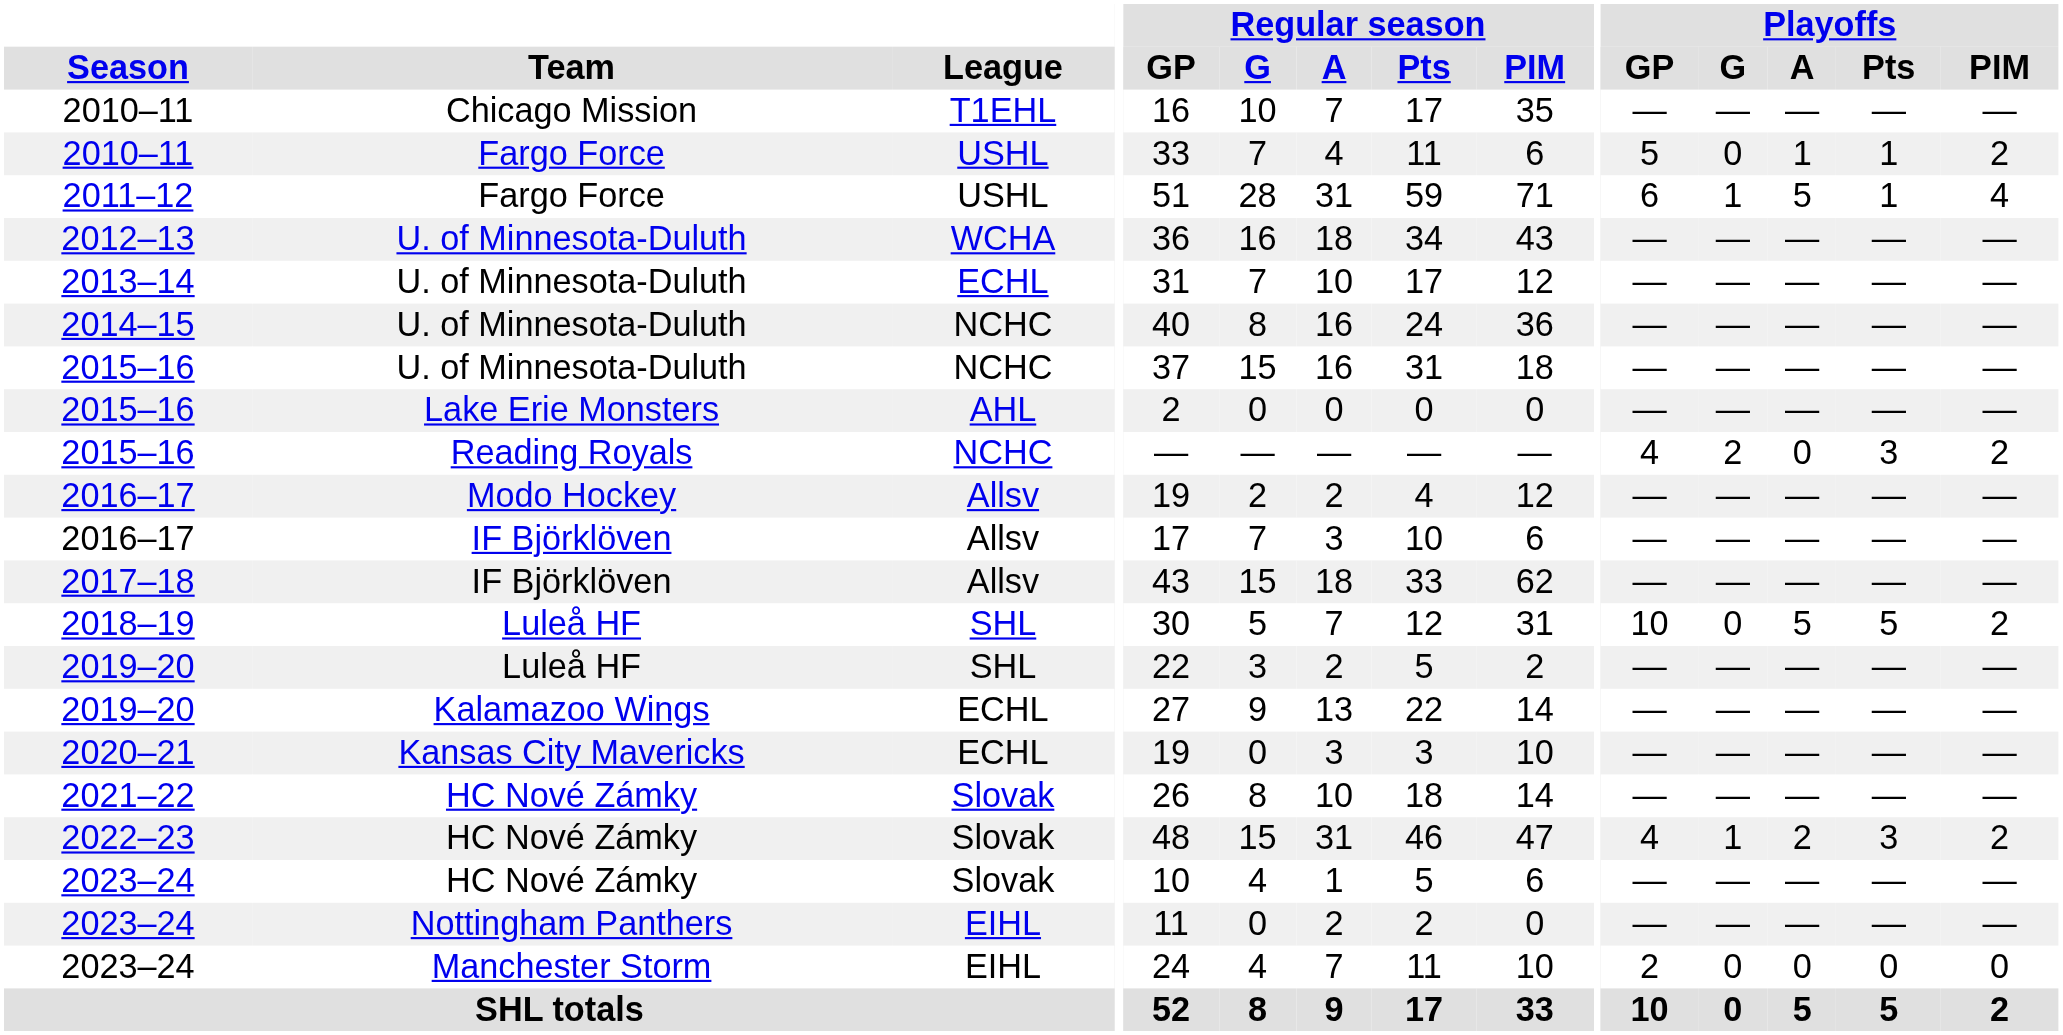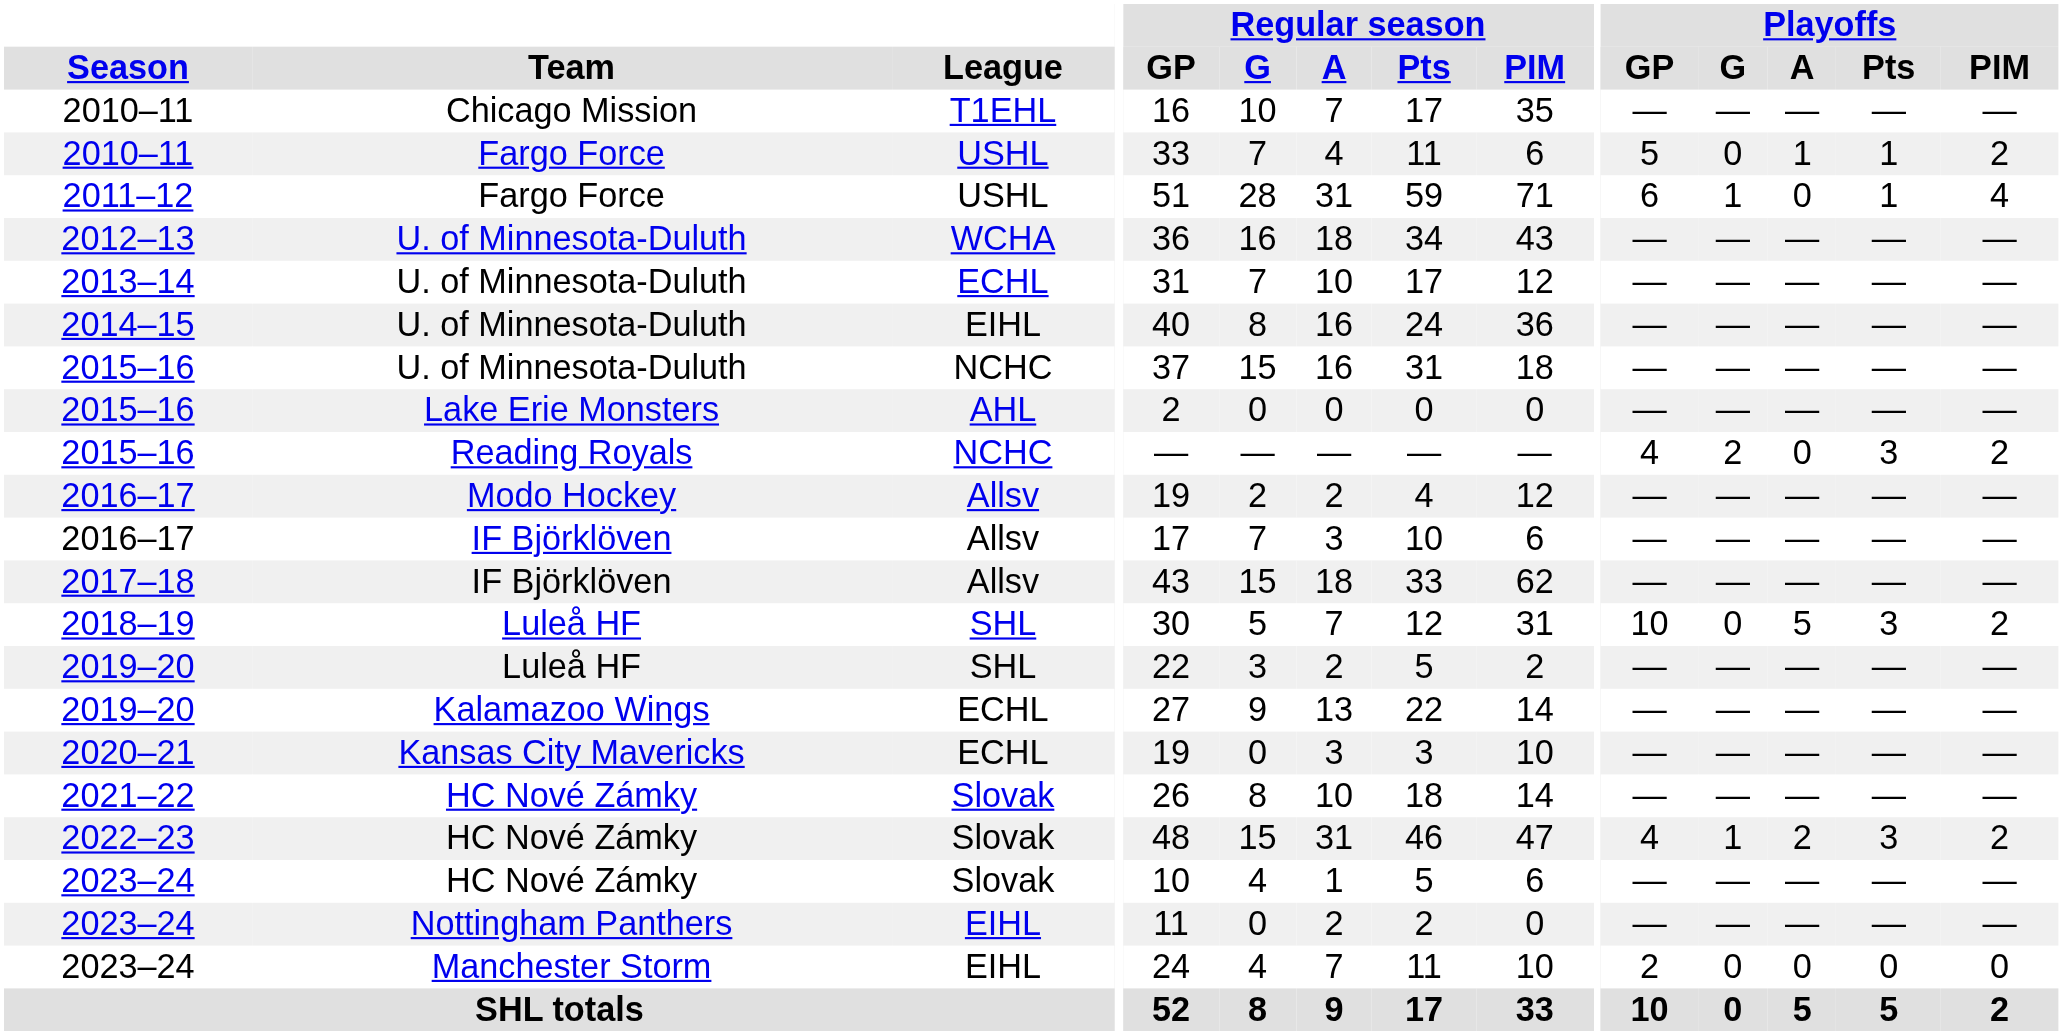(1802, 196) 5 -> (1802, 196) 0
(1003, 324) NCHC -> (1003, 324) EIHL
(1889, 624) 5 -> (1889, 624) 3
